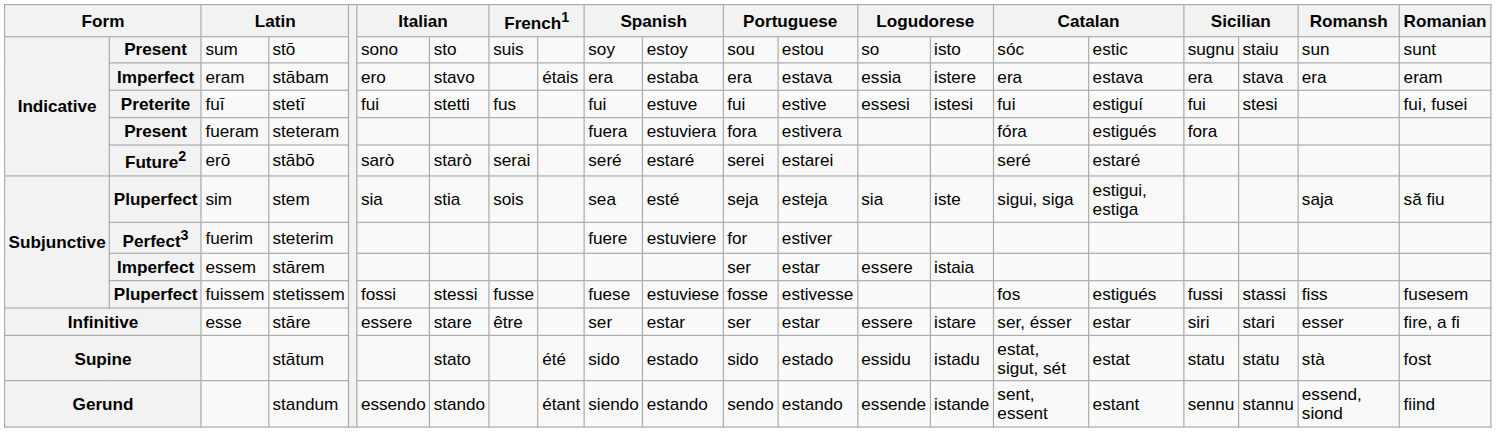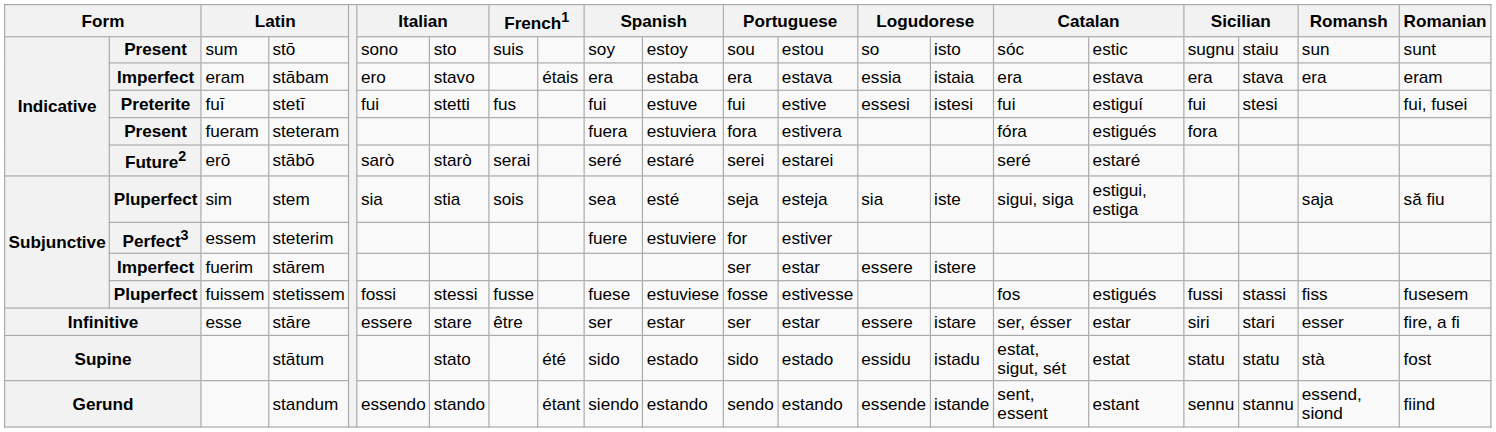(955, 77) istere -> (954, 77) istaia
(229, 238) fuerim -> (231, 238) essem
(231, 268) essem -> (229, 268) fuerim
(954, 268) istaia -> (955, 268) istere
